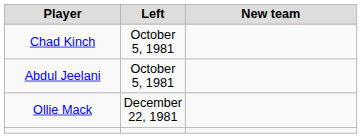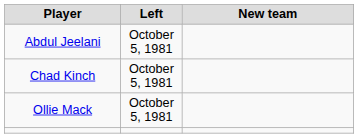rows swapped: (63, 75) <-> (63, 41)
(153, 110) December 22, 1981 -> (151, 110) October 5, 1981
